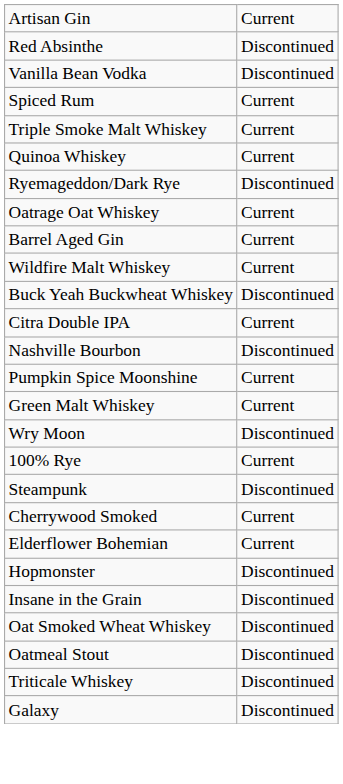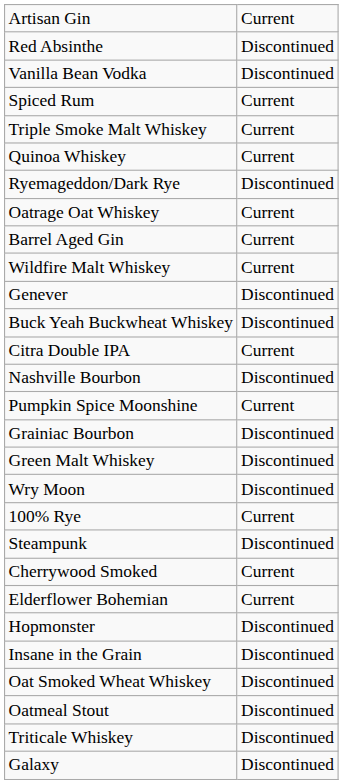+ row: (38, 294)
+ row: (71, 433)
(268, 405) Current -> (288, 460) Discontinued
